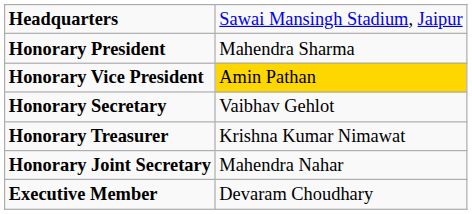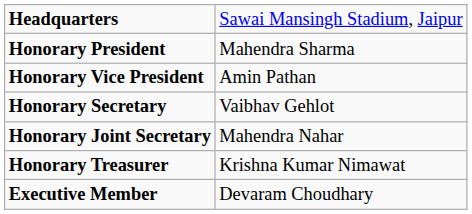(268, 77) gold background -> (268, 77) no background
rows swapped: (110, 164) <-> (89, 135)
